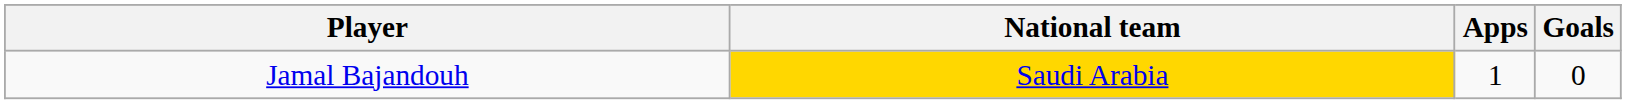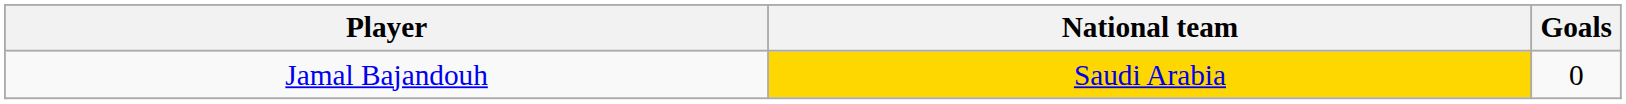- column: (1495, 27)
